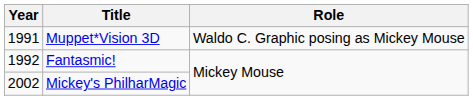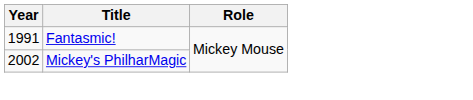- row: (103, 38)
(24, 60) 1992 -> (24, 38) 1991
